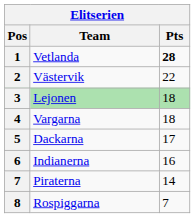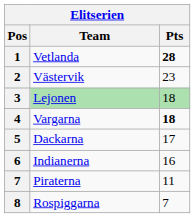(169, 77) 22 -> (169, 77) 23
(169, 118) normal -> (169, 118) bold
(169, 181) 14 -> (169, 181) 11
